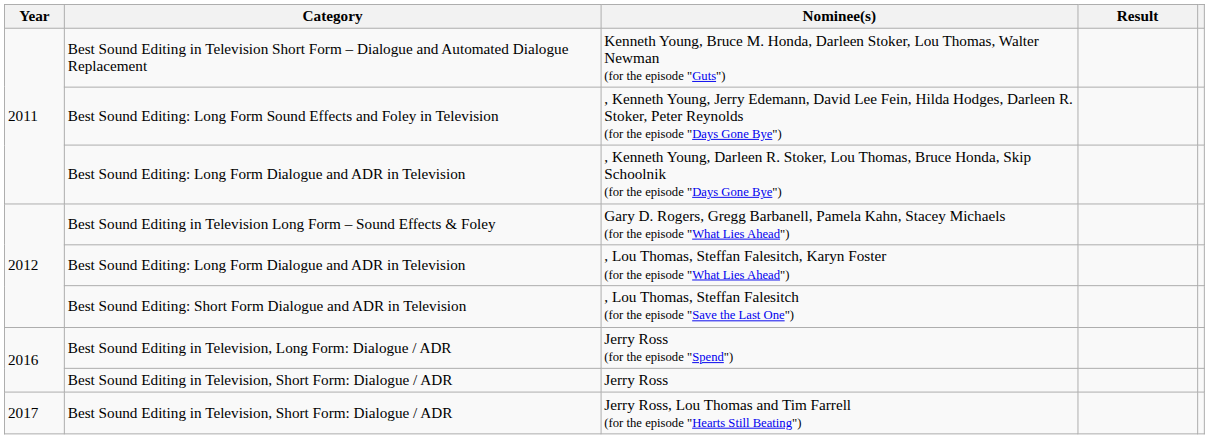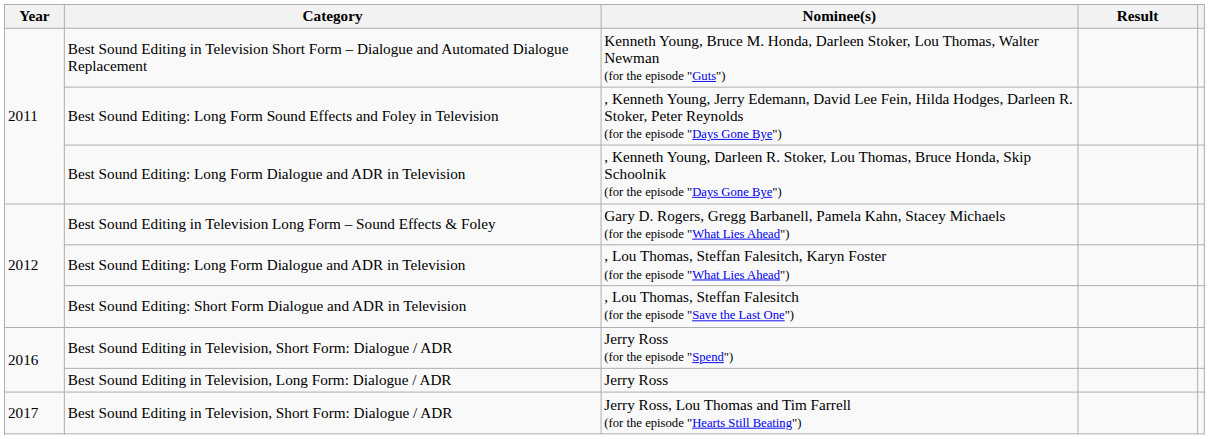(260, 347) Best Sound Editing in Television, Long Form: Dialogue / ADR -> (260, 347) Best Sound Editing in Television, Short Form: Dialogue / ADR
(260, 380) Best Sound Editing in Television, Short Form: Dialogue / ADR -> (260, 380) Best Sound Editing in Television, Long Form: Dialogue / ADR
